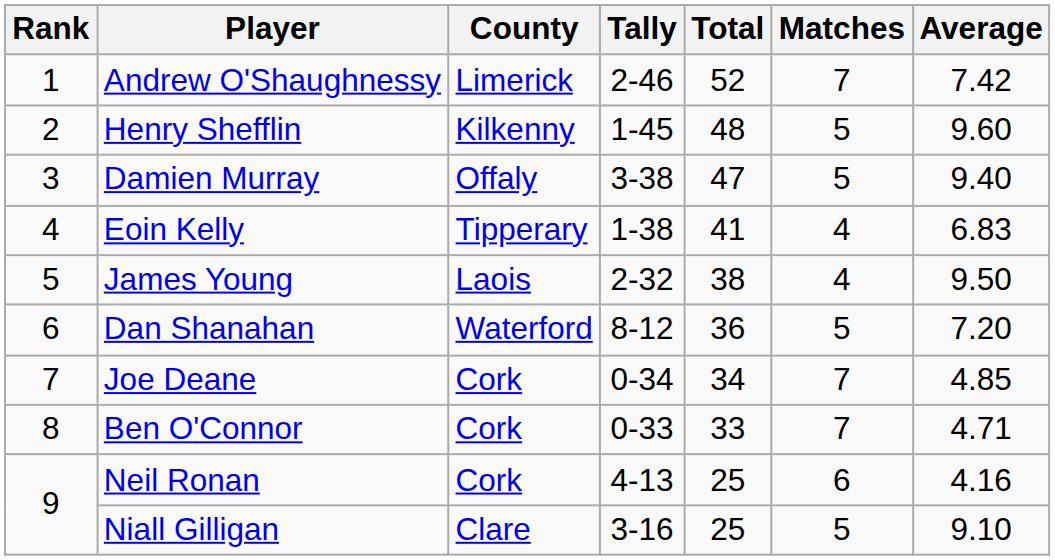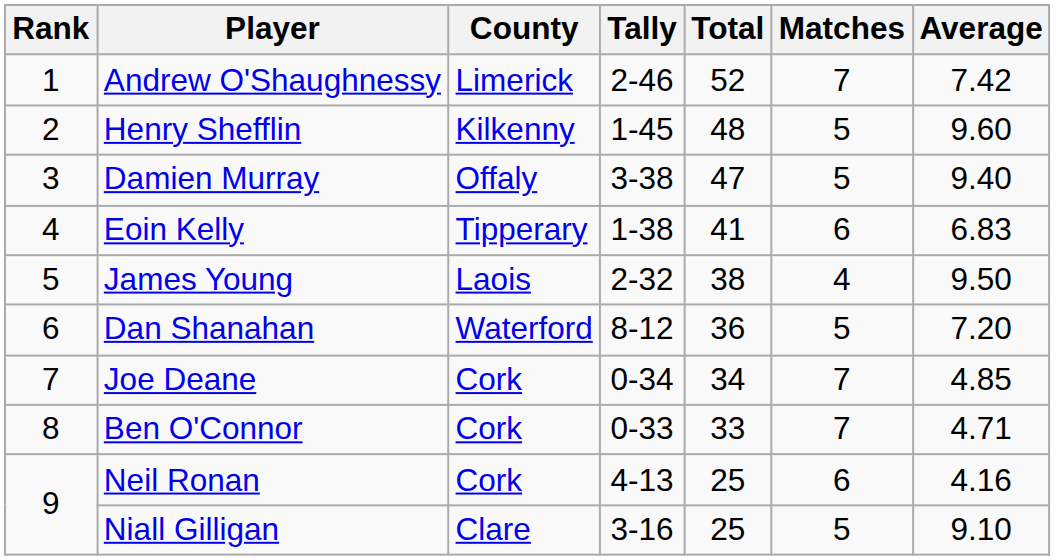(842, 229) 4 -> (842, 229) 6
